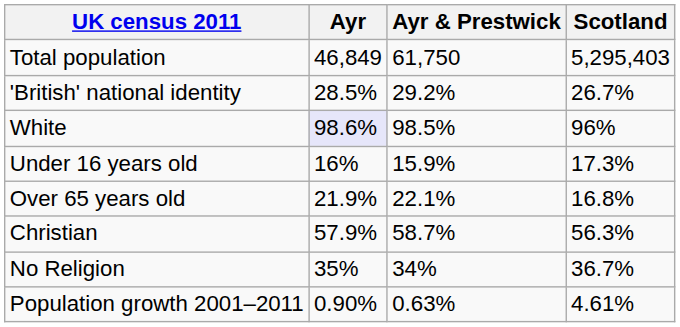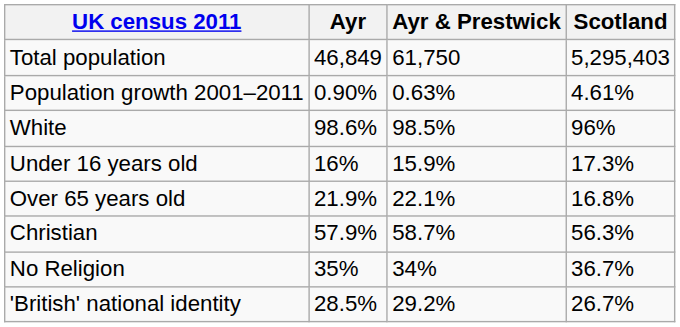rows swapped: (157, 304) <-> (125, 92)
(346, 127) lavender background -> (346, 127) no background
